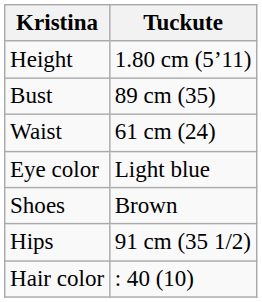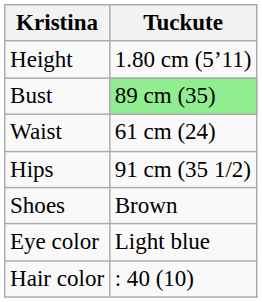(165, 95) no background -> (165, 95) lightgreen background
rows swapped: (32, 242) <-> (54, 168)
